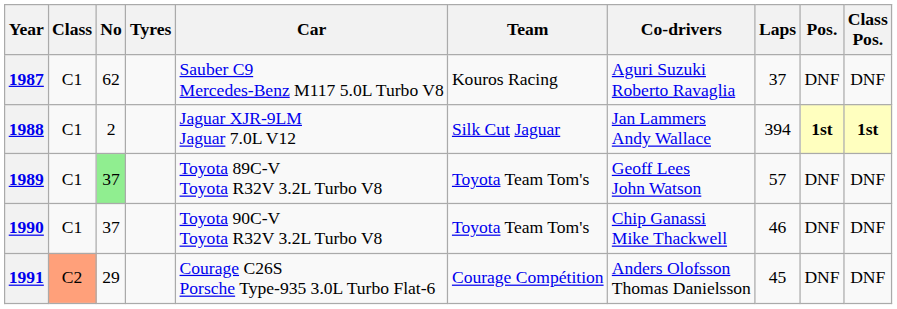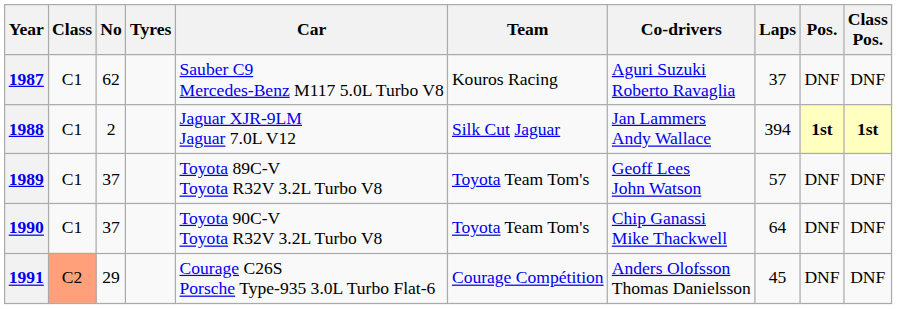(111, 178) lightgreen background -> (111, 178) no background
(778, 228) 46 -> (778, 228) 64
